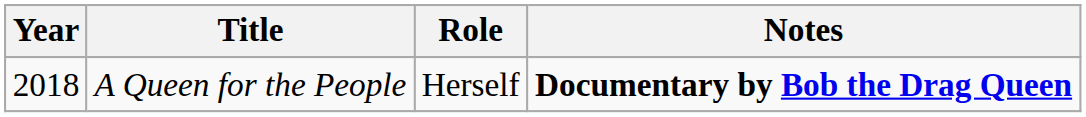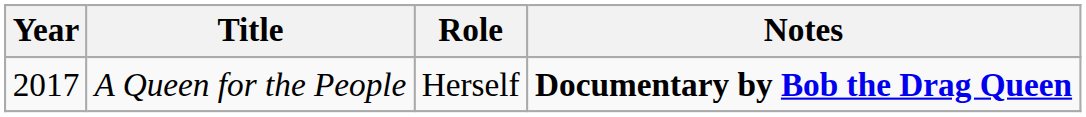(46, 83) 2018 -> (46, 83) 2017
